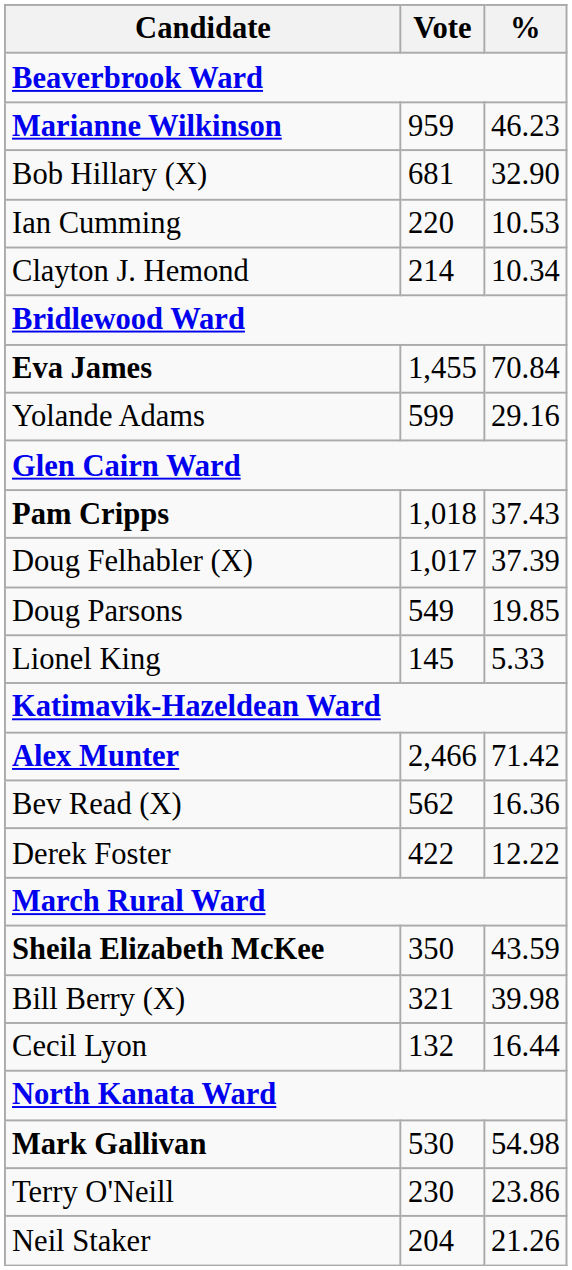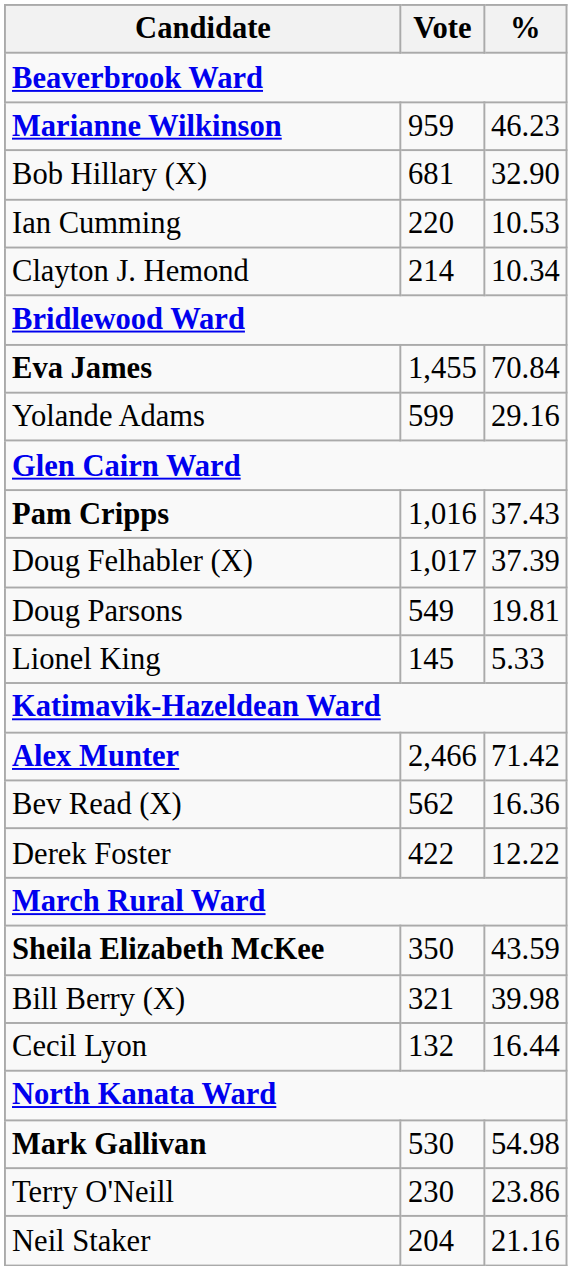(442, 513) 1,018 -> (442, 513) 1,016
(525, 610) 19.85 -> (525, 610) 19.81
(525, 1240) 21.26 -> (525, 1240) 21.16
